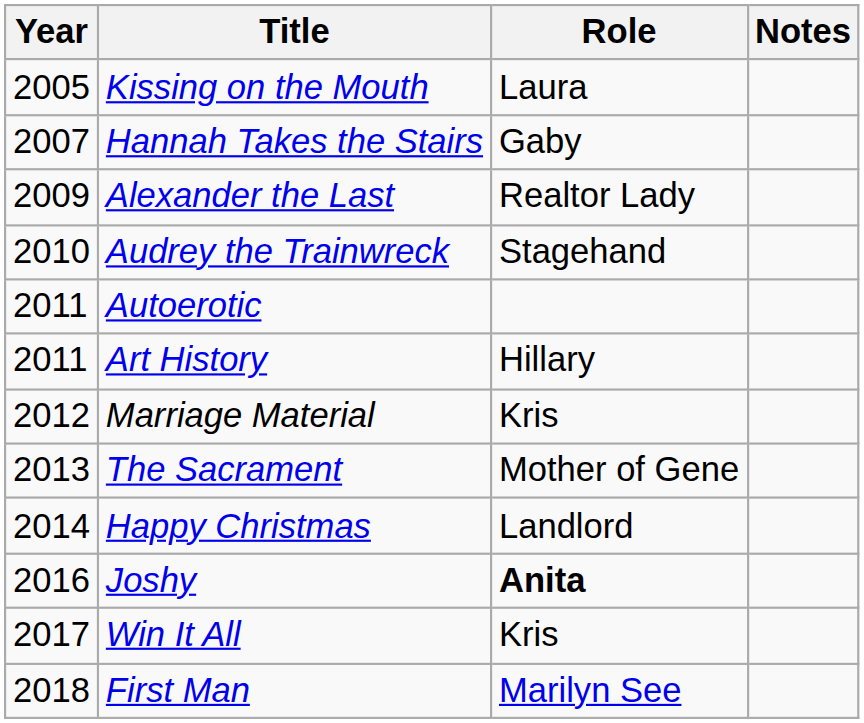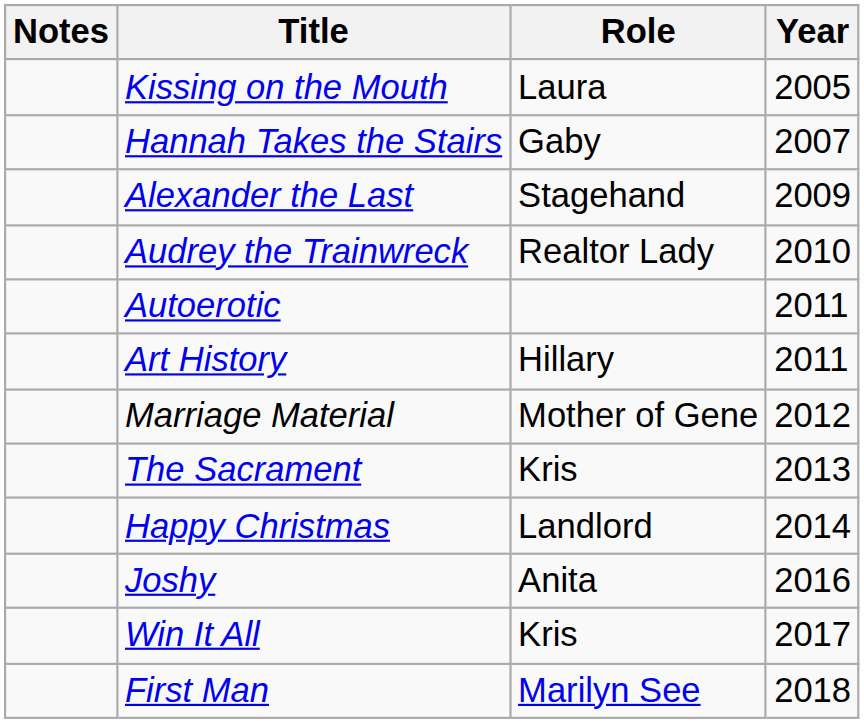columns swapped: (51, 31) <-> (803, 31)
(597, 196) Realtor Lady -> (602, 196) Stagehand
(583, 251) Stagehand -> (616, 251) Realtor Lady
(529, 415) Kris -> (638, 415) Mother of Gene
(619, 470) Mother of Gene -> (548, 470) Kris
(542, 580) bold -> (558, 580) normal
